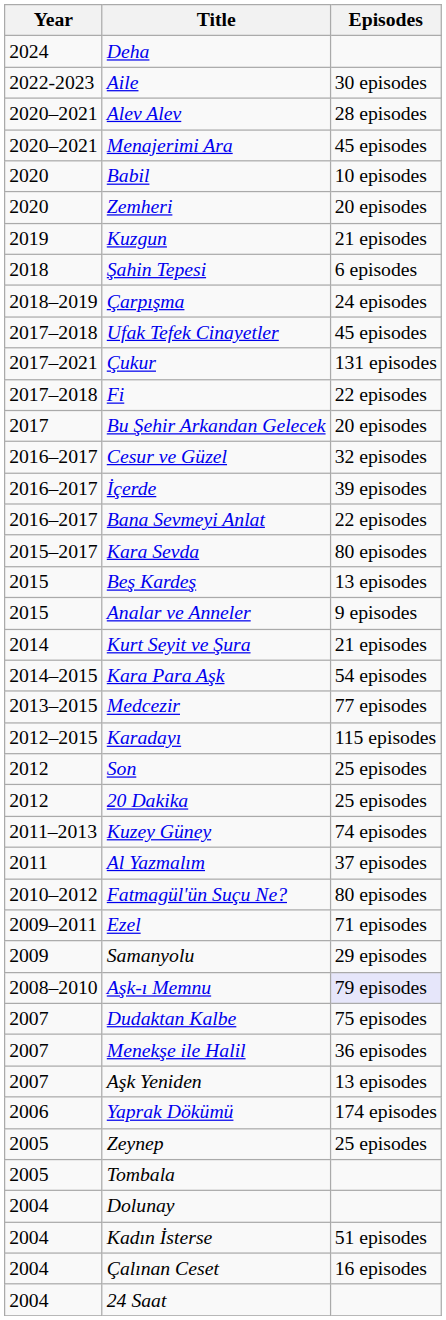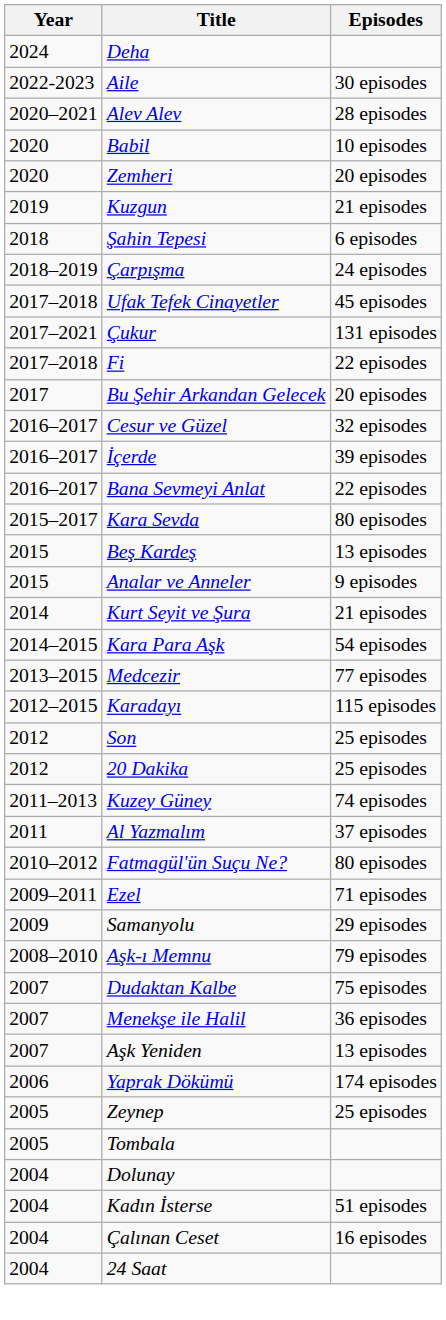- row: (170, 144)
(381, 987) lavender background -> (381, 956) no background
